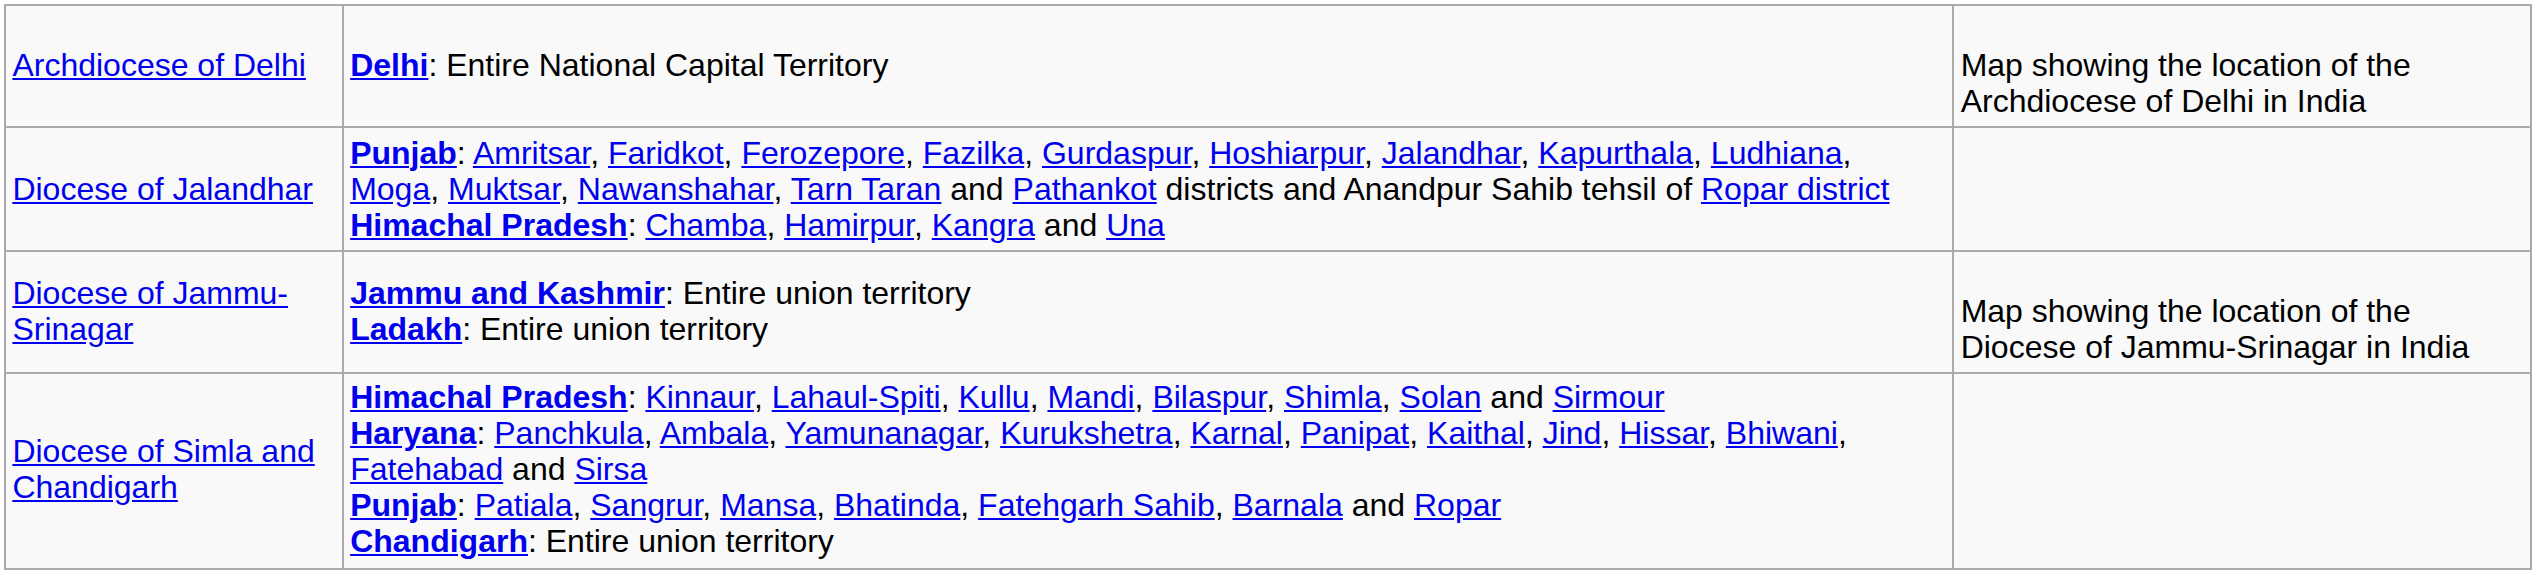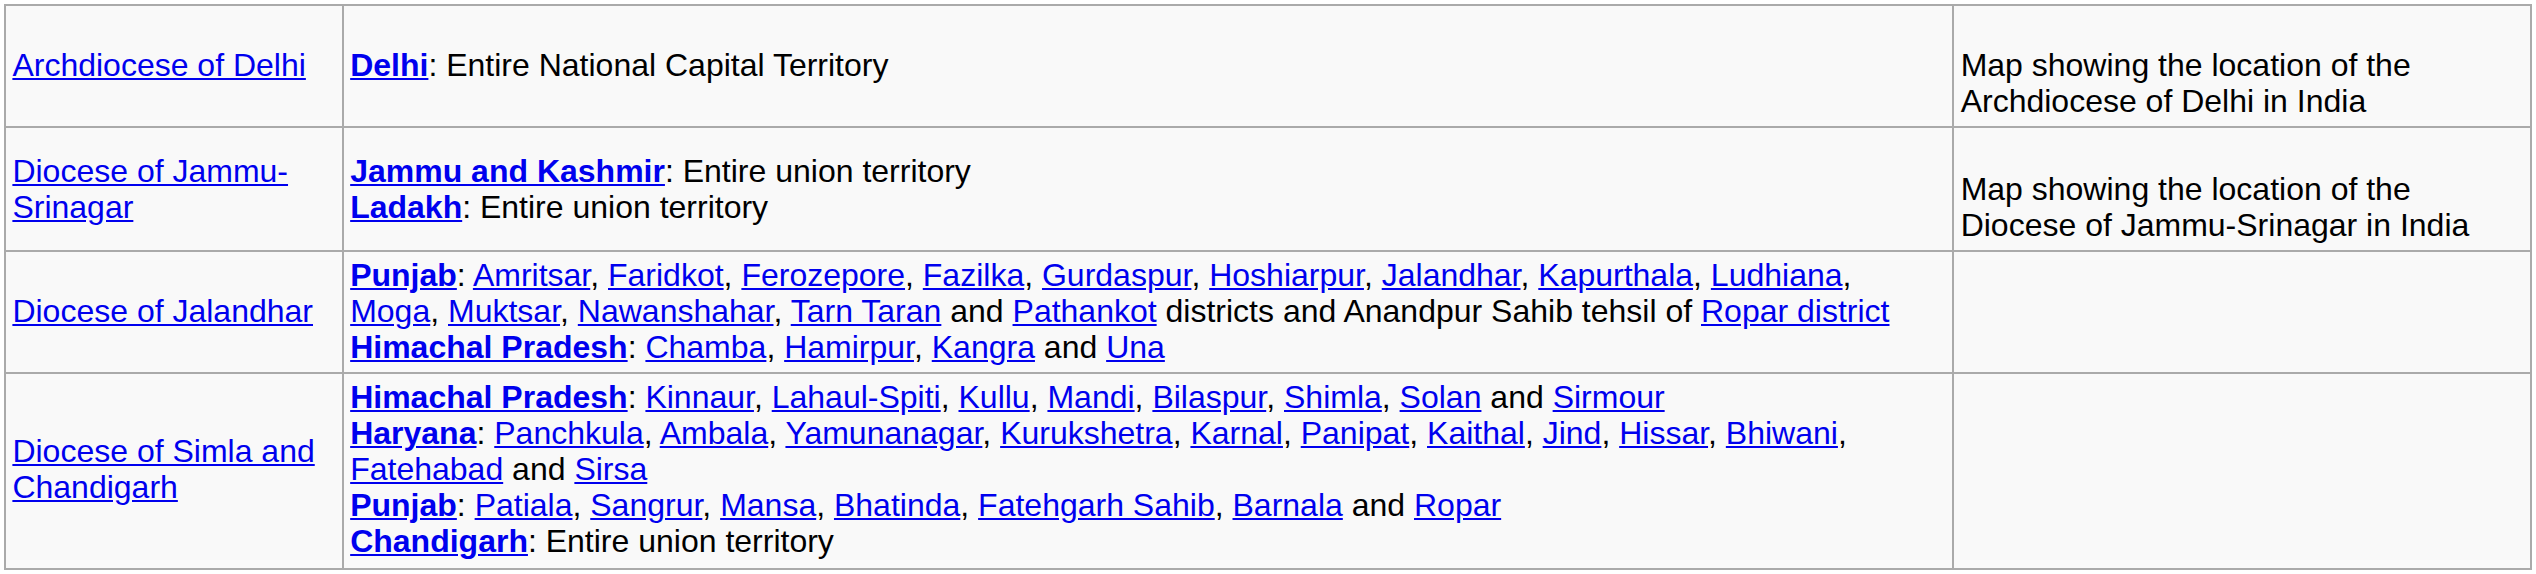rows swapped: (150, 311) <-> (163, 188)
